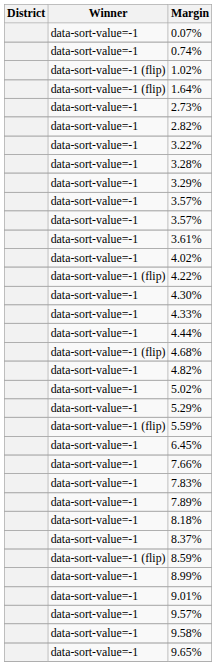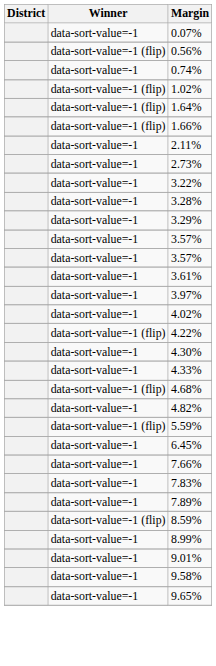+ row: (108, 51)
+ row: (108, 126)
+ row: (94, 145)
- row: (94, 126)
+ row: (94, 295)
- row: (94, 333)
- row: (94, 389)
- row: (94, 408)
- row: (94, 520)
- row: (94, 539)
- row: (94, 614)
